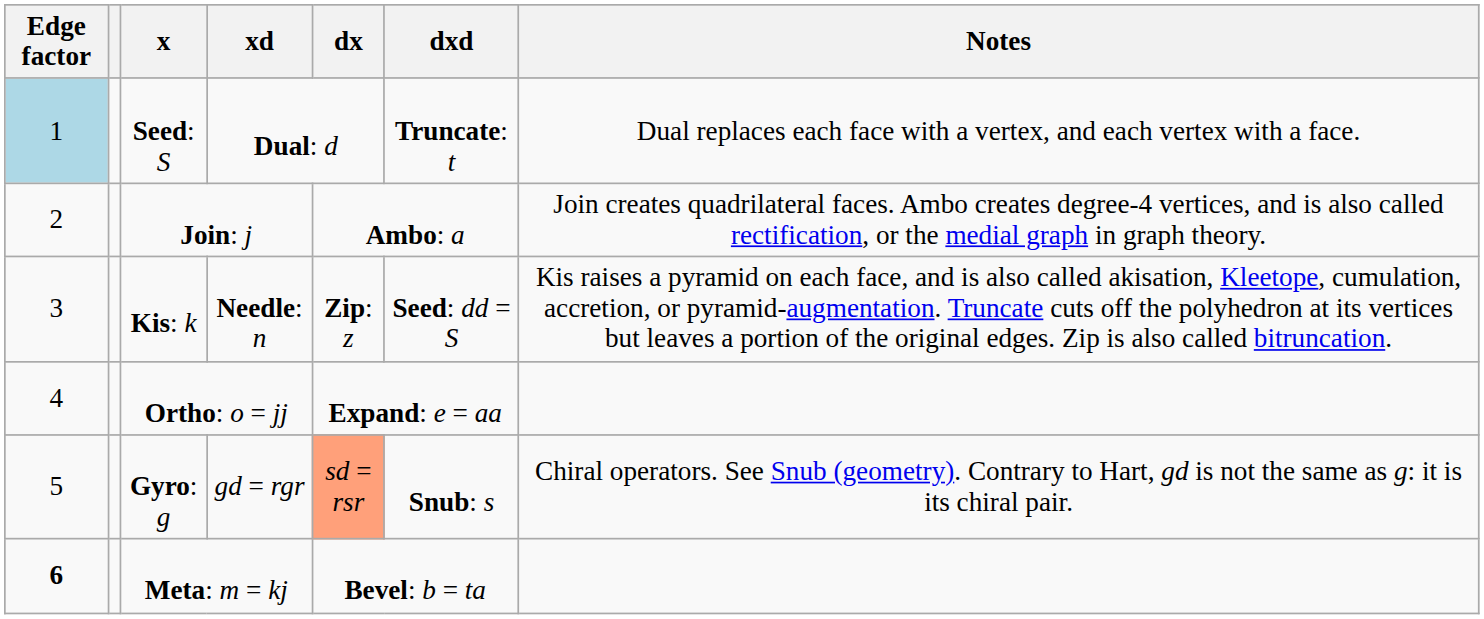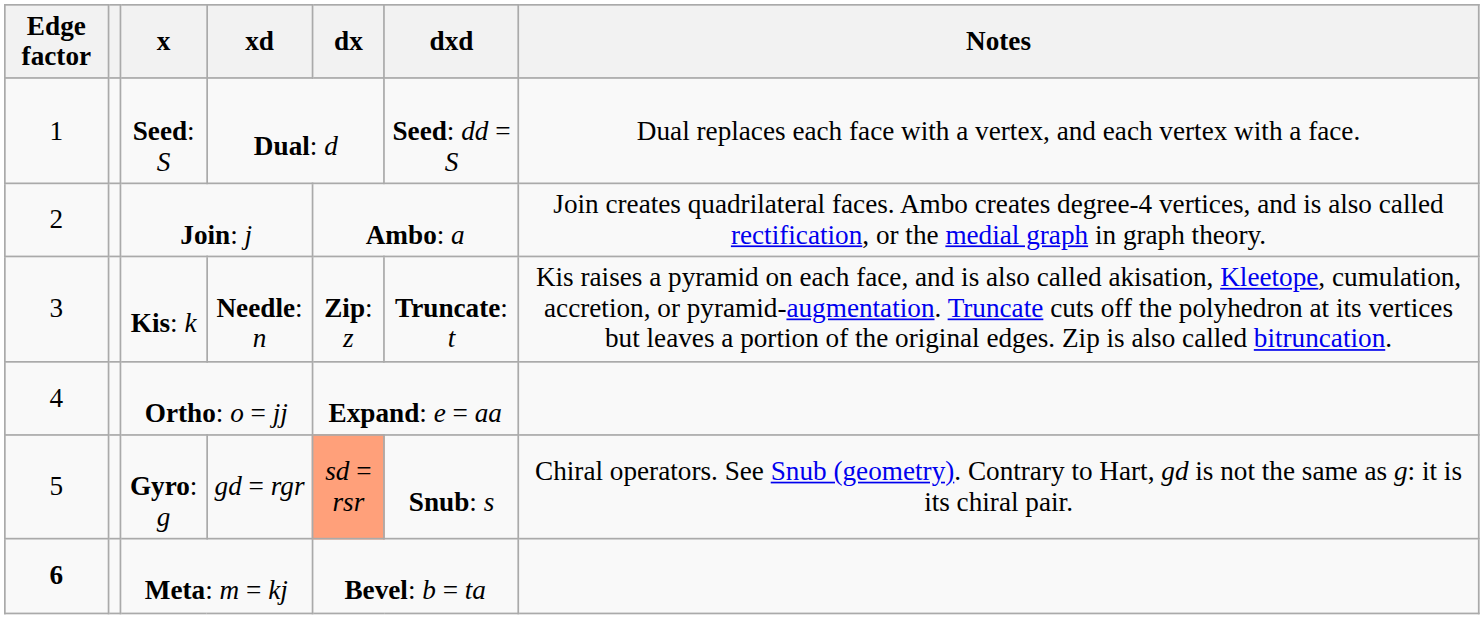(56, 130) lightblue background -> (56, 130) no background
(451, 145) Truncate: t -> (452, 145) Seed: dd = S
(452, 323) Seed: dd = S -> (451, 323) Truncate: t
